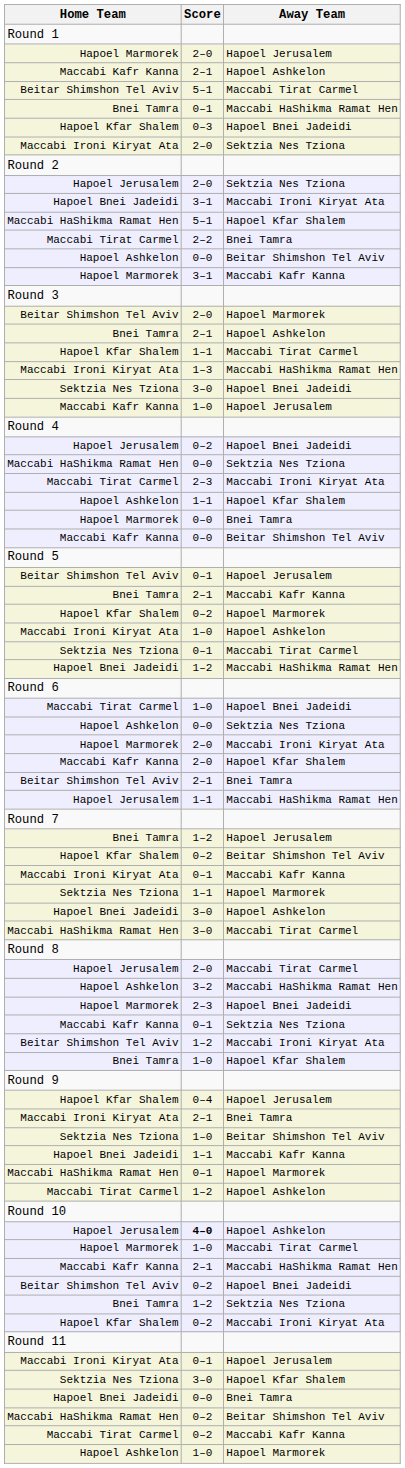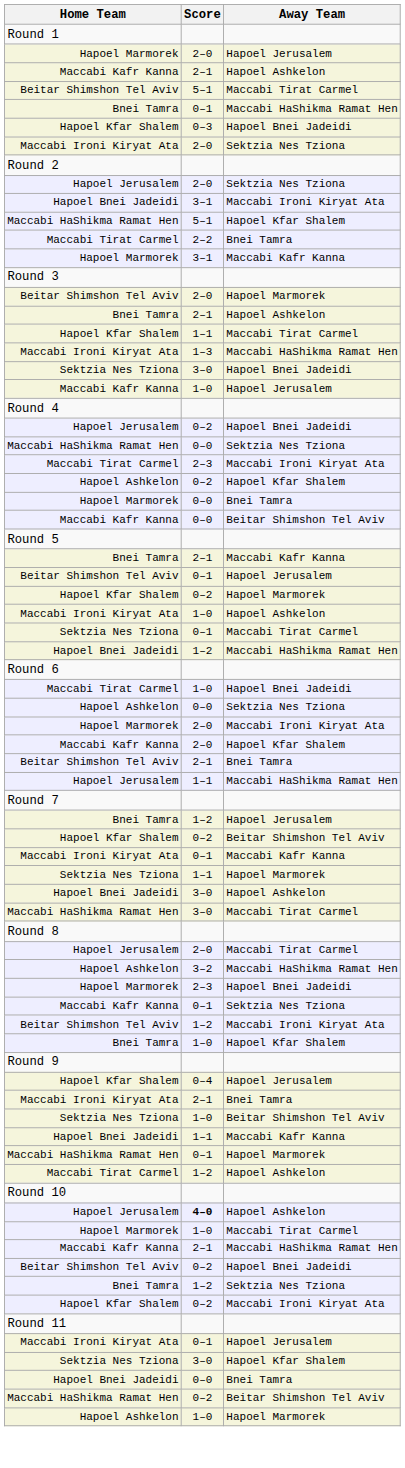- row: (129, 258)
(202, 501) 1–1 -> (202, 483) 0–2
rows swapped: (99, 577) <-> (146, 595)
- row: (113, 1435)
